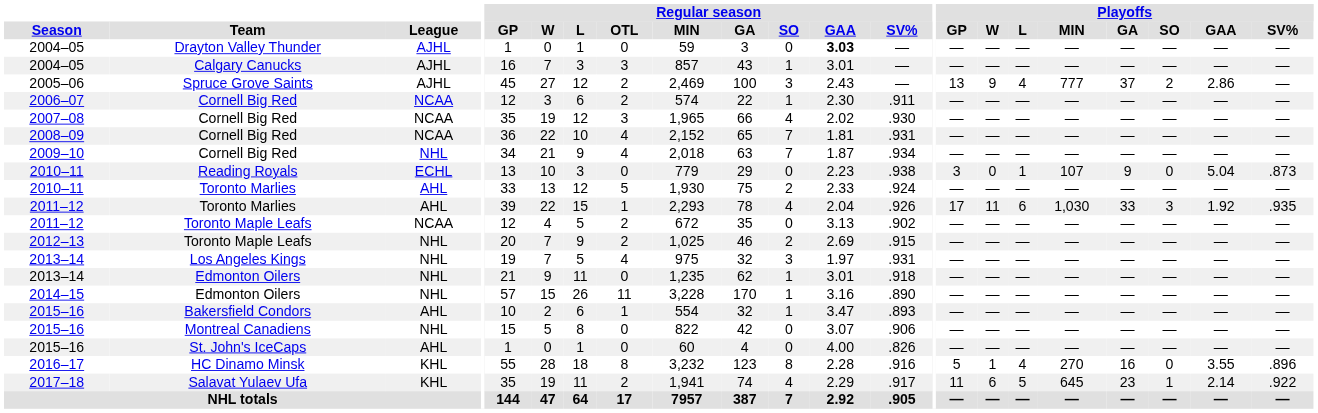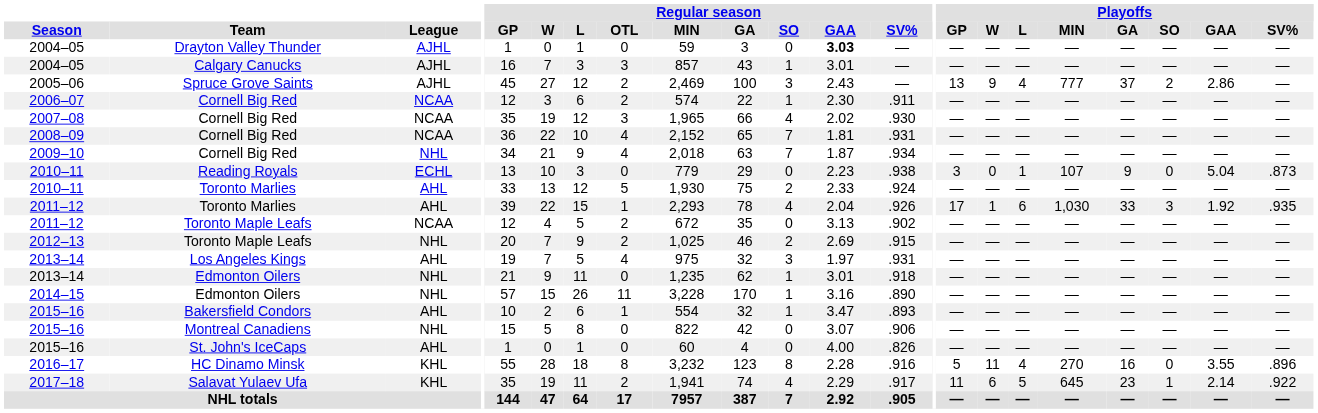(992, 206) 11 -> (992, 206) 1
(434, 259) NHL -> (434, 259) AHL
(992, 364) 1 -> (992, 364) 11
